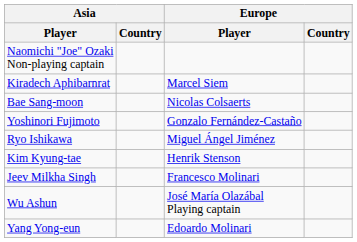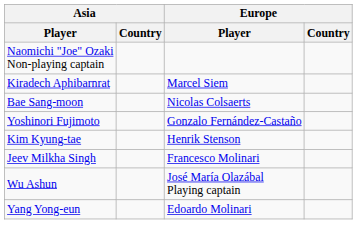- row: (40, 139)
